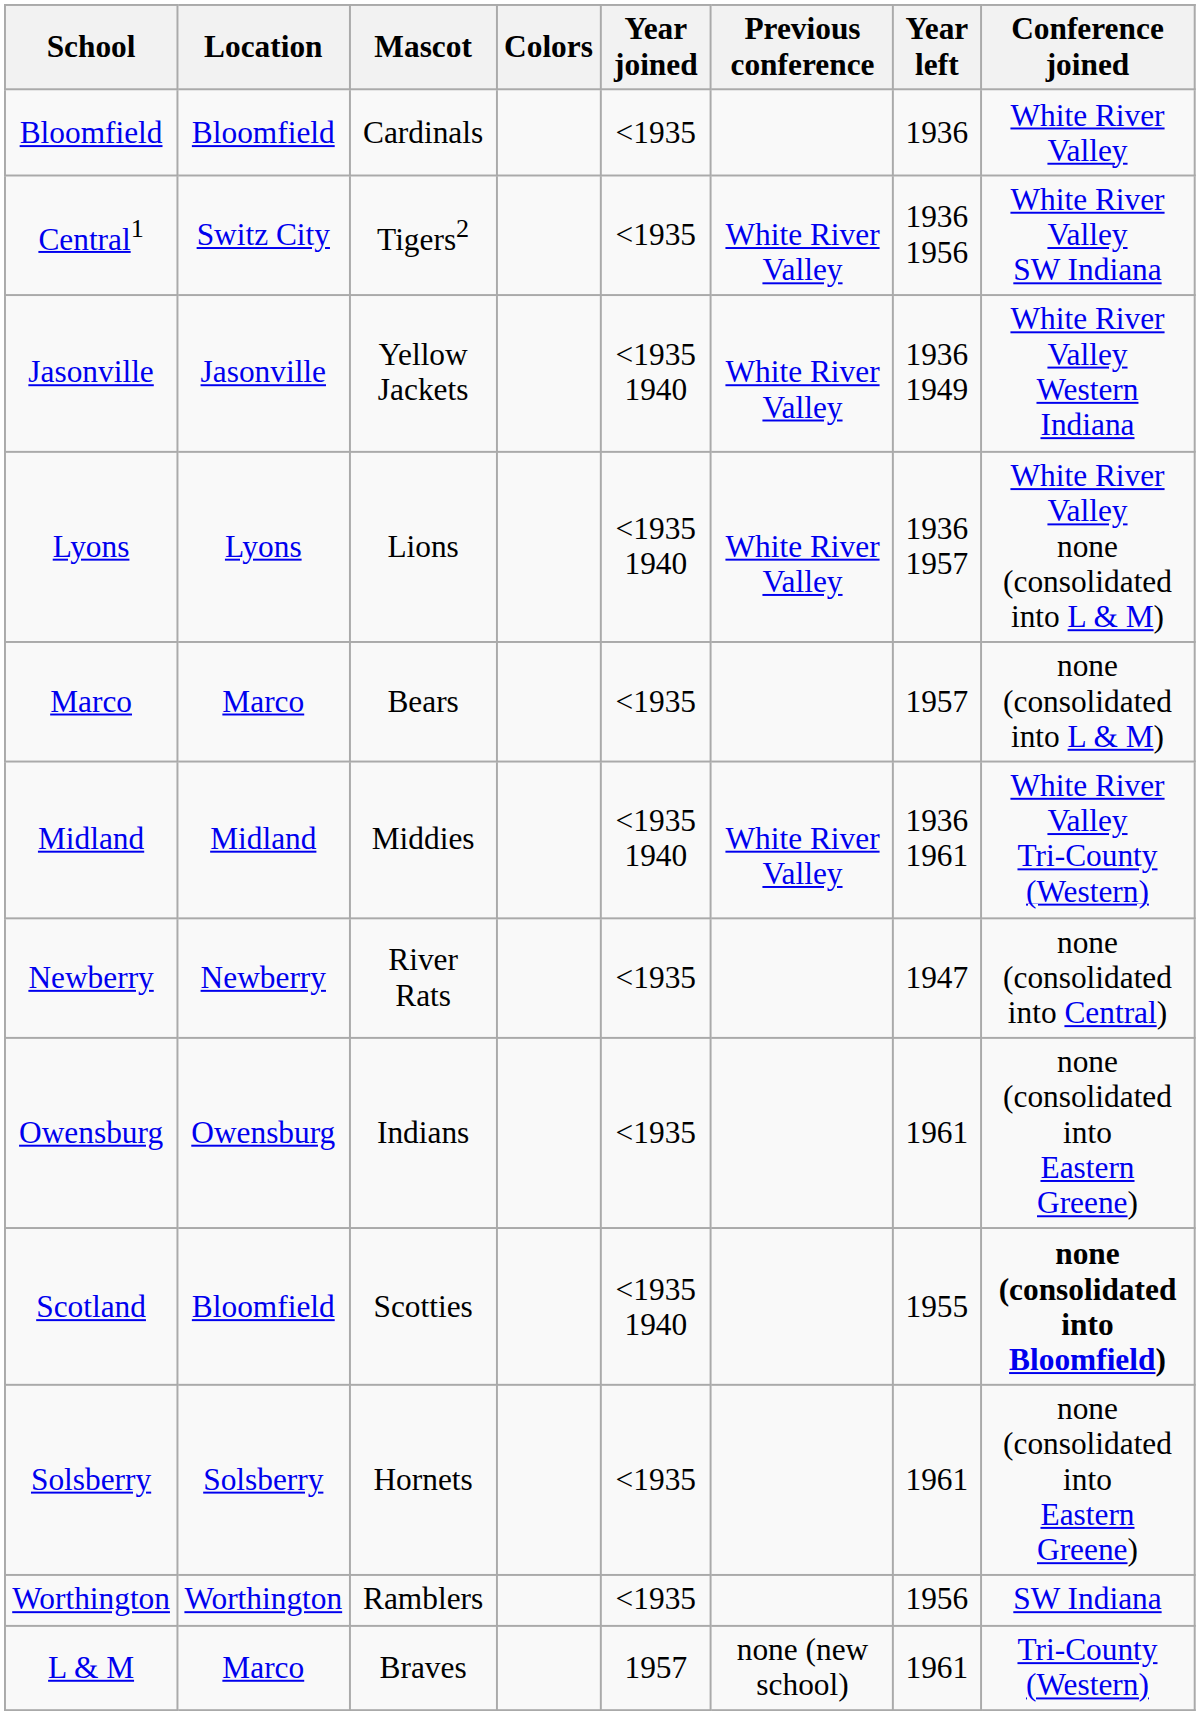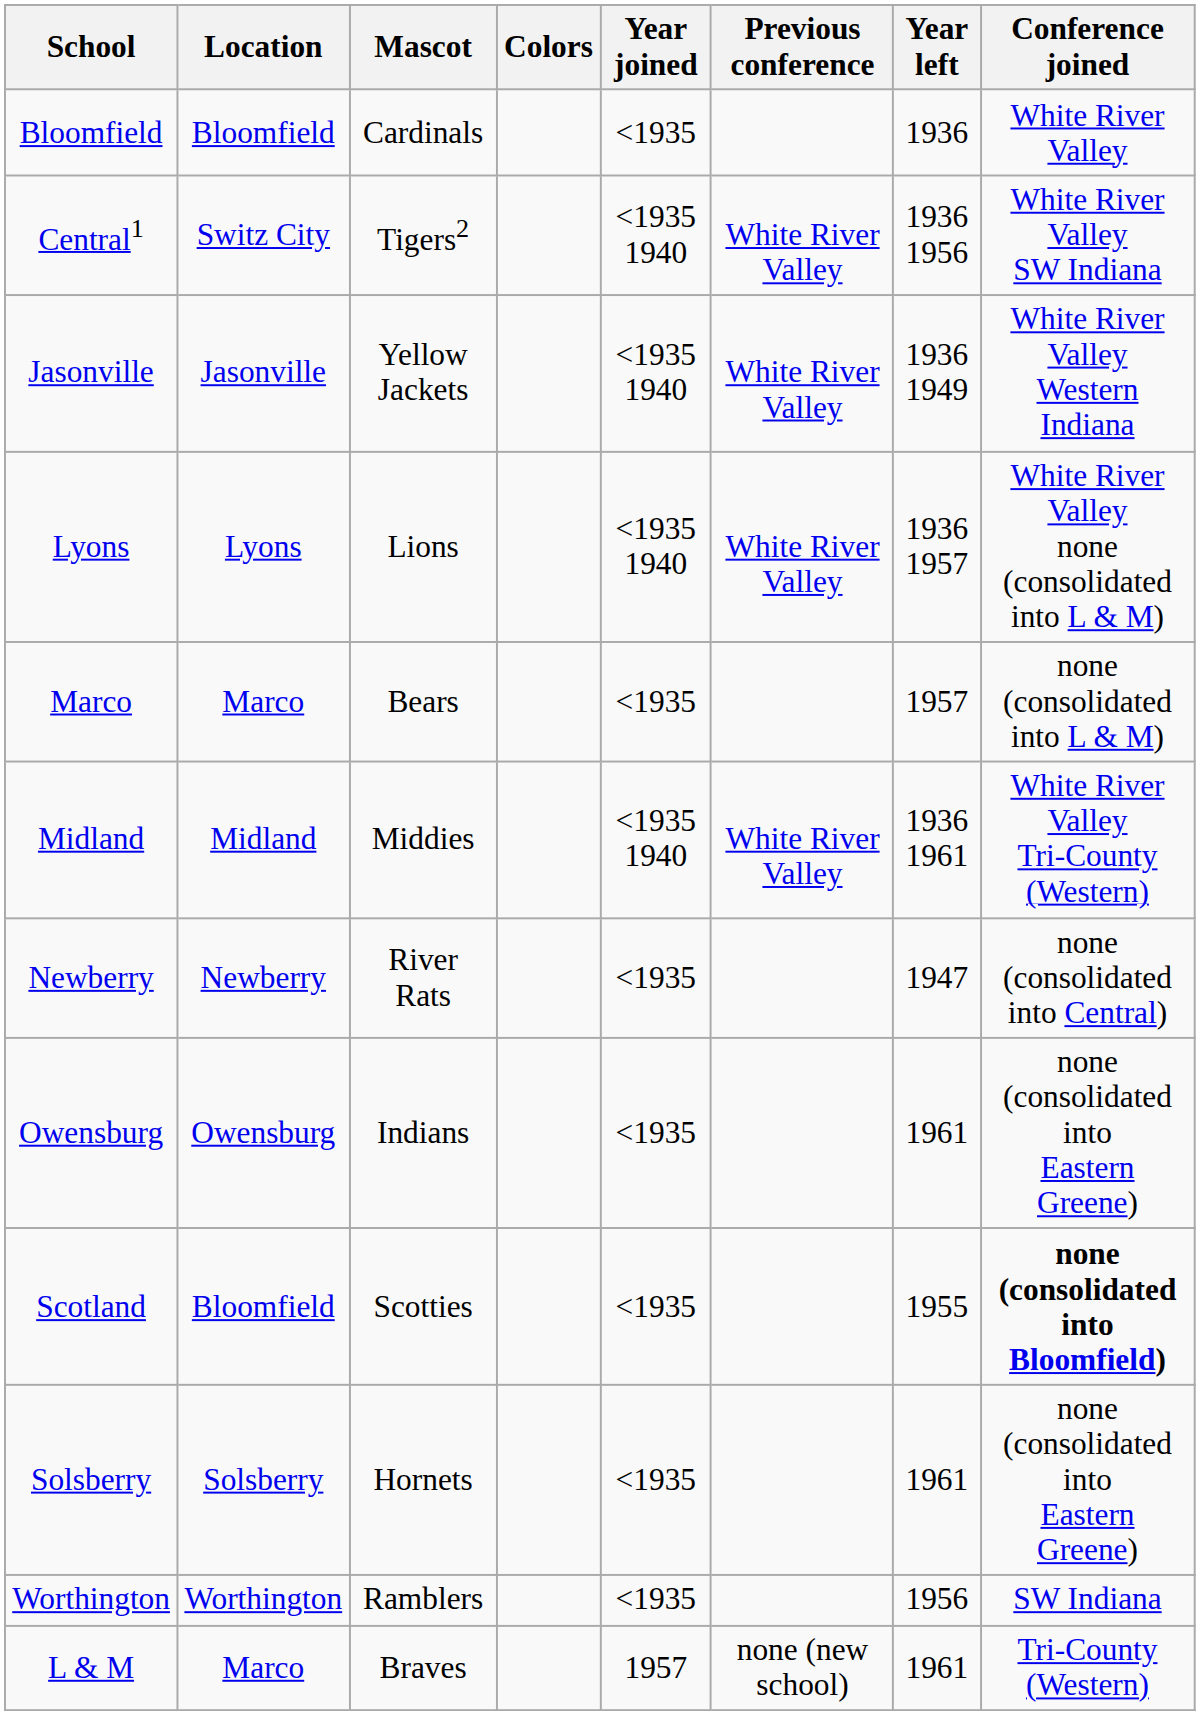(656, 234) <1935 -> (656, 234) <1935 1940
(656, 1306) <1935 1940 -> (656, 1306) <1935
